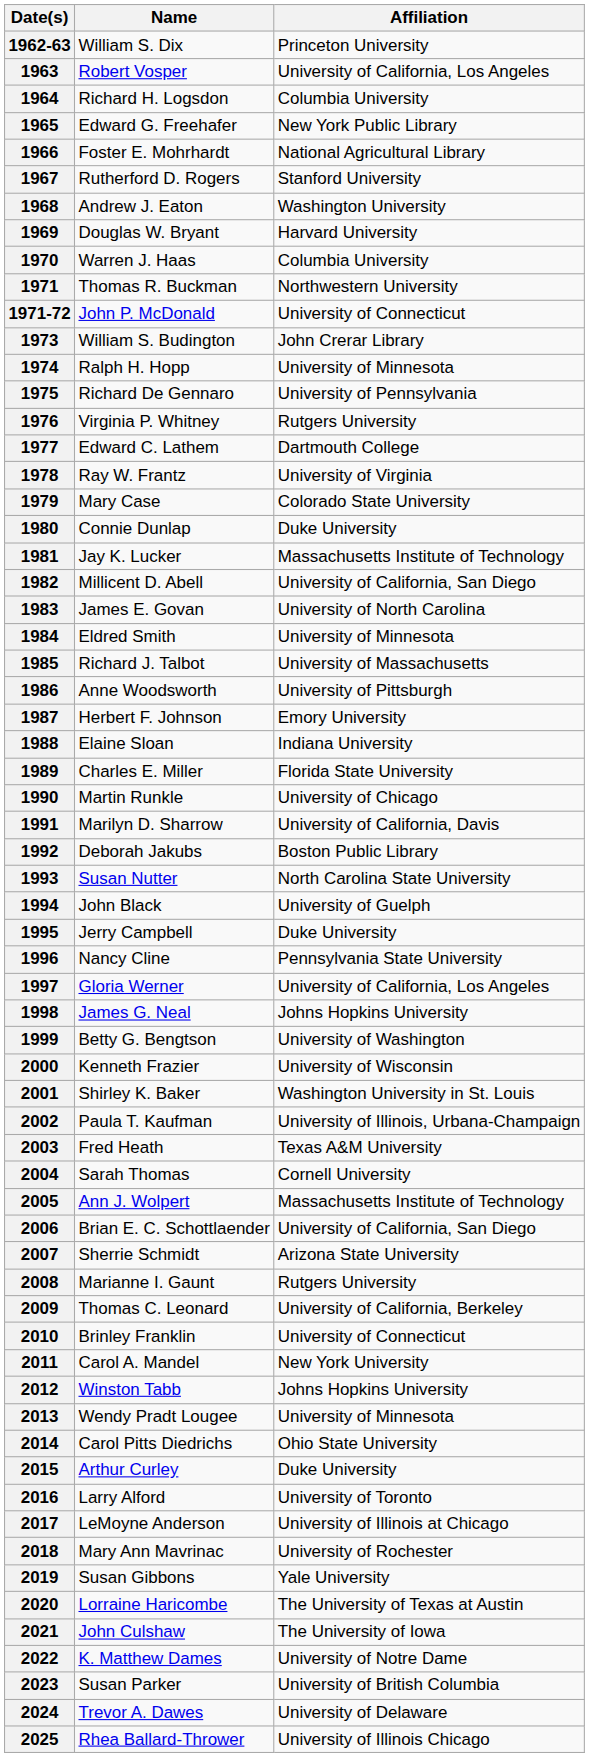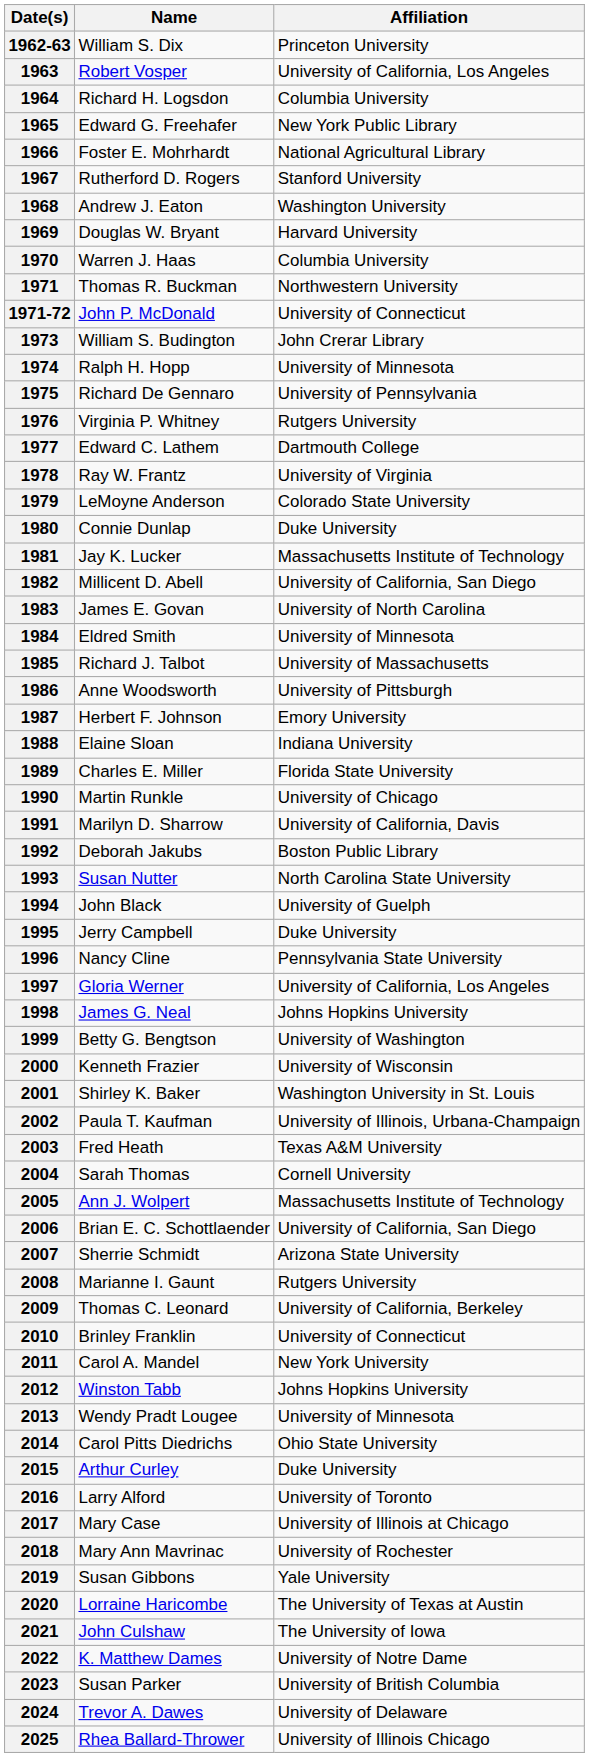(119, 502) Mary Case -> (152, 502) LeMoyne Anderson
(152, 1524) LeMoyne Anderson -> (119, 1524) Mary Case
